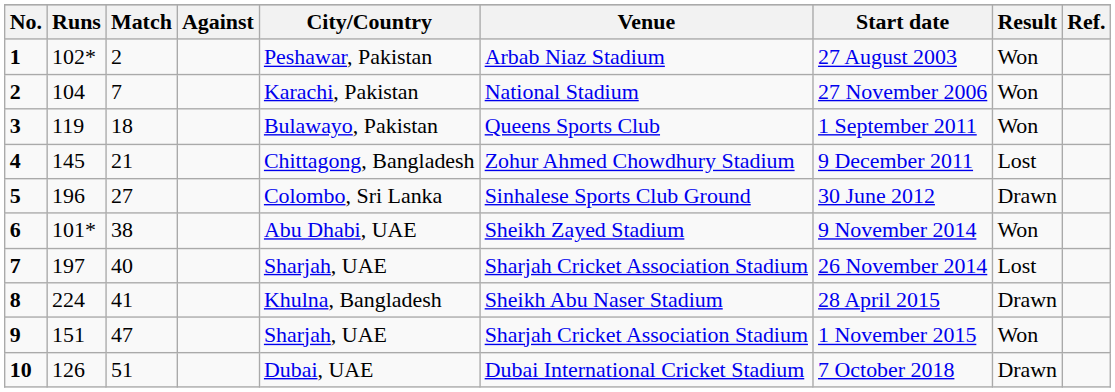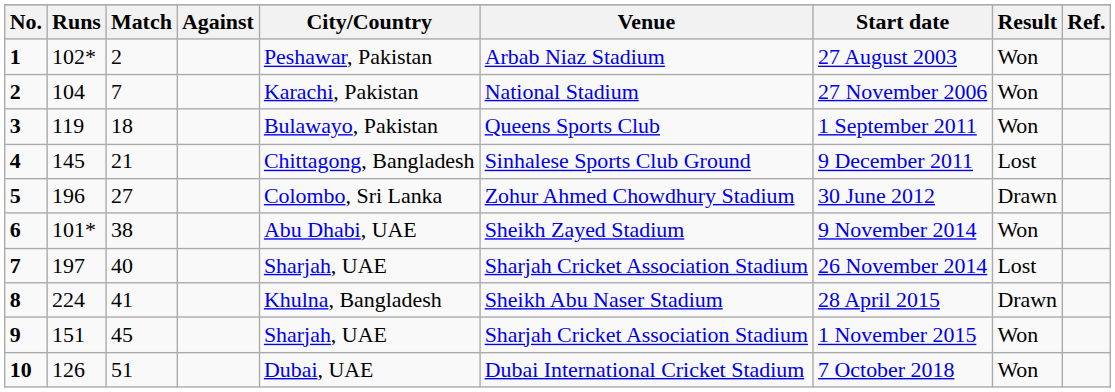(640, 160) Zohur Ahmed Chowdhury Stadium -> (618, 160) Sinhalese Sports Club Ground
(618, 195) Sinhalese Sports Club Ground -> (640, 195) Zohur Ahmed Chowdhury Stadium
(122, 334) 47 -> (122, 334) 45
(1027, 369) Drawn -> (1018, 369) Won
